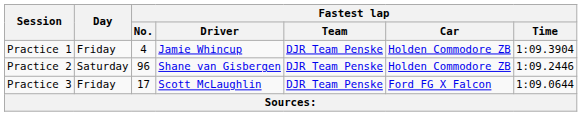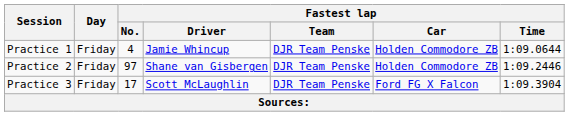(545, 49) 1:09.3904 -> (532, 49) 1:09.0644
(103, 67) Saturday -> (96, 67) Friday
(143, 67) 96 -> (130, 67) 97
(545, 85) 1:09.0644 -> (532, 85) 1:09.3904
